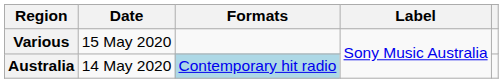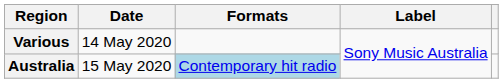(127, 41) 15 May 2020 -> (127, 41) 14 May 2020
(127, 66) 14 May 2020 -> (127, 66) 15 May 2020
